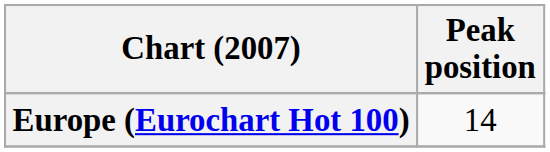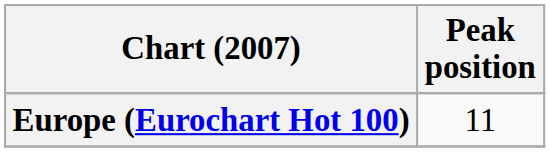(480, 119) 14 -> (480, 119) 11
